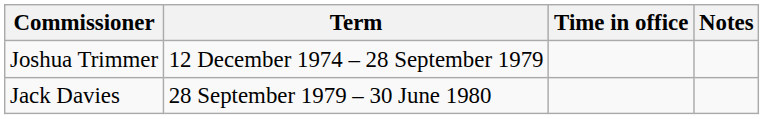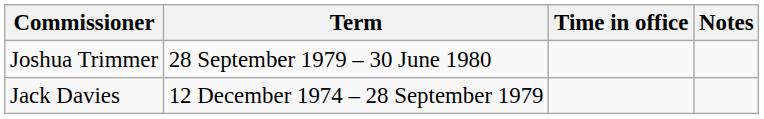(356, 58) 12 December 1974 – 28 September 1979 -> (330, 58) 28 September 1979 – 30 June 1980
(330, 95) 28 September 1979 – 30 June 1980 -> (356, 95) 12 December 1974 – 28 September 1979
